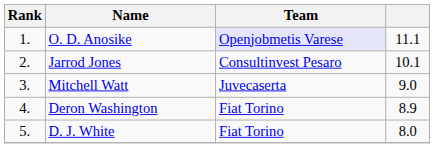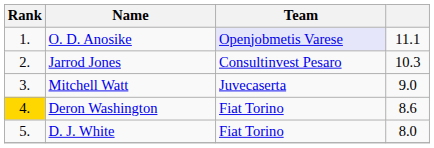(408, 62) 10.1 -> (408, 62) 10.3
(25, 108) no background -> (25, 108) gold background
(408, 108) 8.9 -> (408, 108) 8.6
